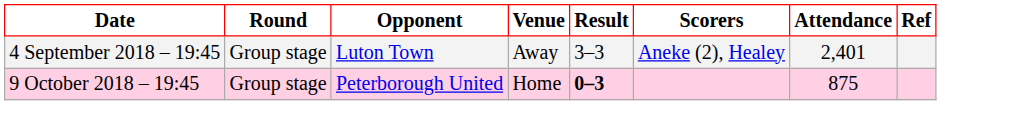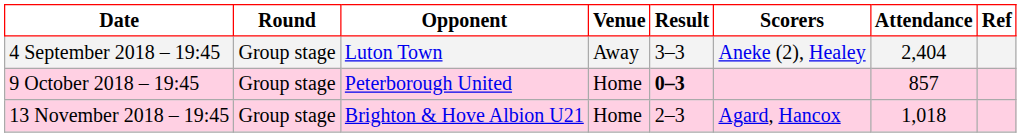(843, 52) 2,401 -> (924, 52) 2,404
(843, 83) 875 -> (924, 83) 857
+ row: (119, 115)
